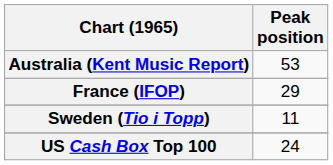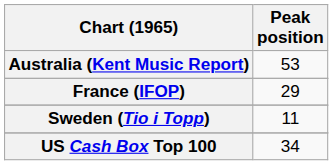(290, 145) 24 -> (290, 145) 34
